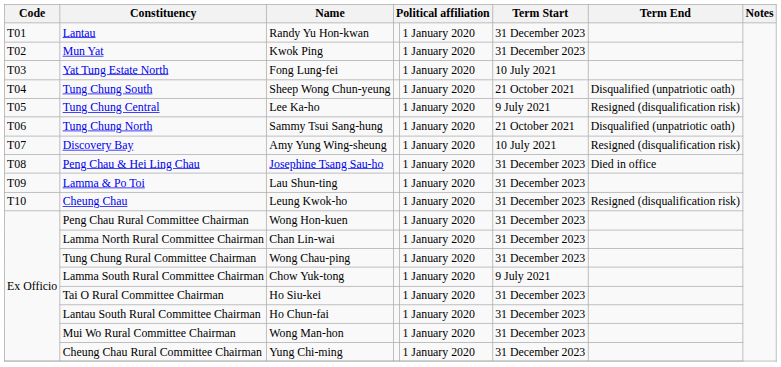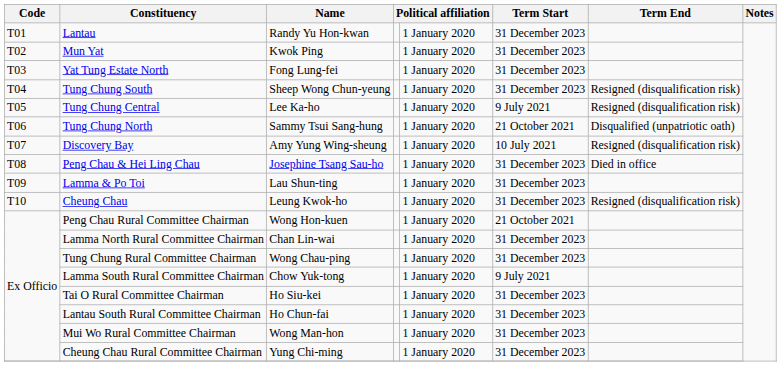(526, 70) 10 July 2021 -> (540, 70) 31 December 2023
(535, 88) 21 October 2021 -> (540, 88) 31 December 2023
(663, 88) Disqualified (unpatriotic oath) -> (665, 88) Resigned (disqualification risk)
(540, 220) 31 December 2023 -> (535, 220) 21 October 2021
